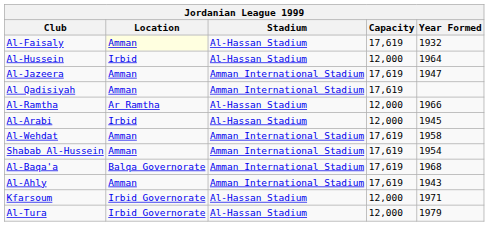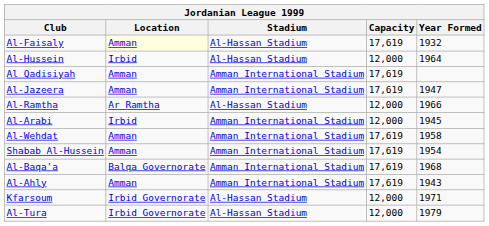rows swapped: (41, 89) <-> (35, 74)
(258, 120) Al-Hassan Stadium -> (287, 120) Amman International Stadium
